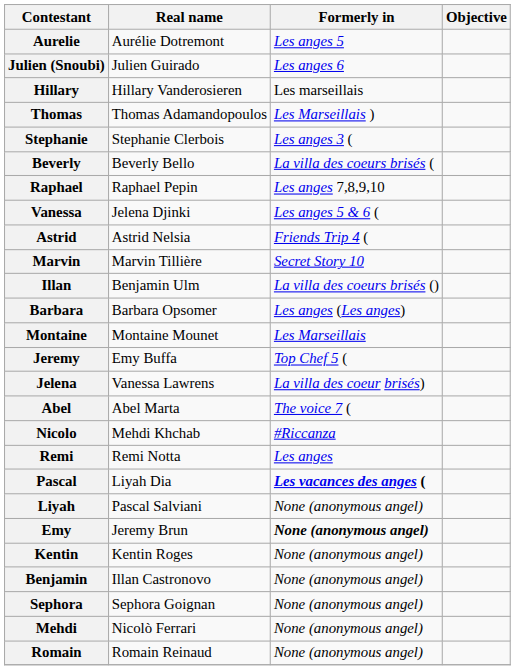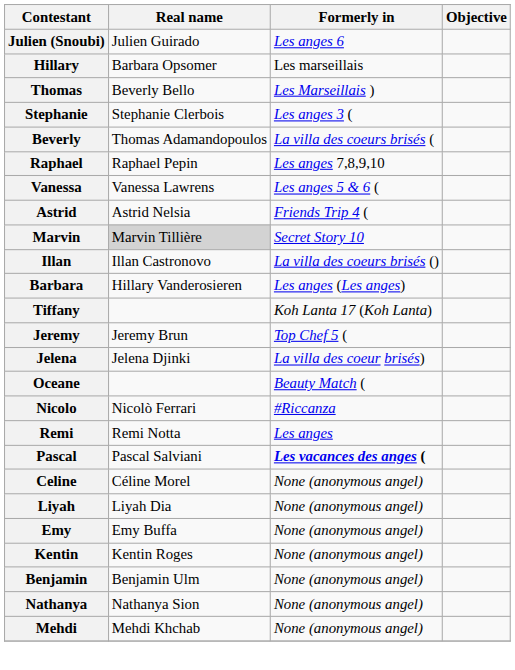- row: (56, 41)
(177, 90) Hillary Vanderosieren -> (164, 66) Barbara Opsomer
(189, 114) Thomas Adamandopoulos -> (153, 90) Beverly Bello
(153, 163) Beverly Bello -> (189, 139) Thomas Adamandopoulos
(151, 212) Jelena Djinki -> (163, 188) Vanessa Lawrens
(157, 261) no background -> (157, 237) lightgrey background
(156, 286) Benjamin Ulm -> (161, 261) Illan Castronovo
(164, 310) Barbara Opsomer -> (177, 286) Hillary Vanderosieren
+ row: (56, 310)
- row: (56, 335)
(144, 359) Emy Buffa -> (150, 335) Jeremy Brun
(163, 384) Vanessa Lawrens -> (151, 359) Jelena Djinki
+ row: (56, 384)
- row: (56, 408)
(156, 432) Mehdi Khchab -> (154, 408) Nicolò Ferrari
(142, 481) Liyah Dia -> (157, 457) Pascal Salviani
+ row: (56, 481)
(157, 506) Pascal Salviani -> (142, 506) Liyah Dia
(150, 530) Jeremy Brun -> (144, 530) Emy Buffa
(351, 530) bold -> (348, 530) normal
(161, 579) Illan Castronovo -> (156, 579) Benjamin Ulm
+ row: (56, 604)
- row: (56, 604)
(154, 628) Nicolò Ferrari -> (156, 628) Mehdi Khchab
- row: (56, 653)
